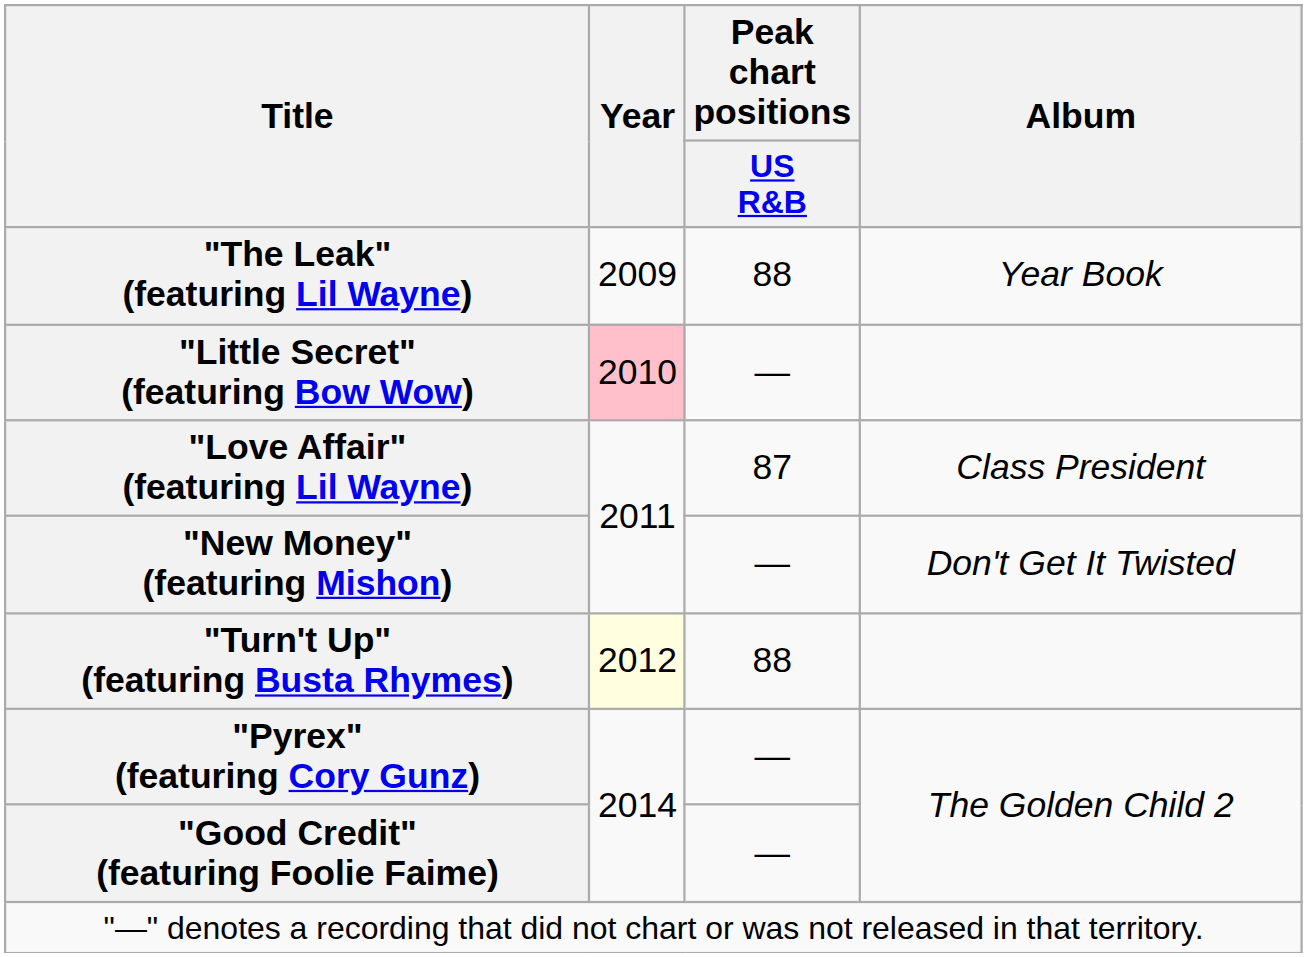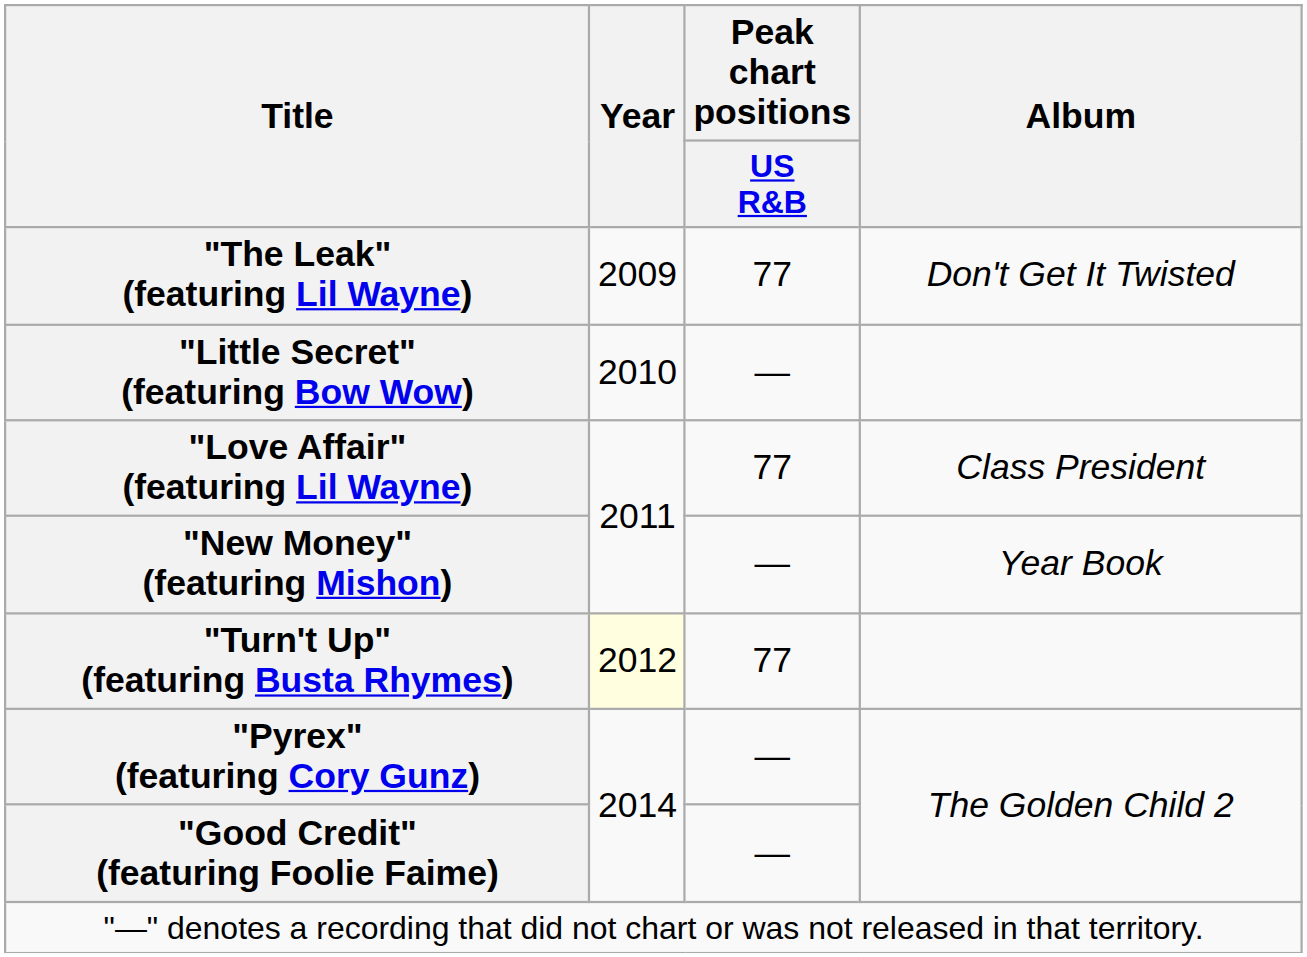(772, 274) 88 -> (772, 274) 77
(1081, 274) Year Book -> (1081, 274) Don't Get It Twisted
(637, 371) pink background -> (637, 371) no background
(772, 467) 87 -> (772, 467) 77
(1081, 563) Don't Get It Twisted -> (1081, 563) Year Book
(772, 660) 88 -> (772, 660) 77
